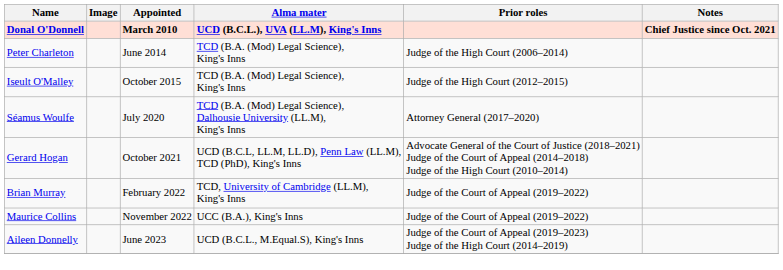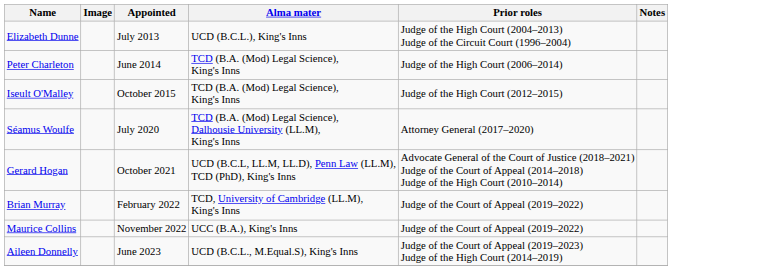- row: (45, 30)
+ row: (43, 36)
